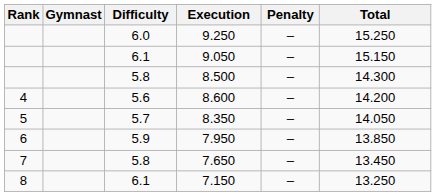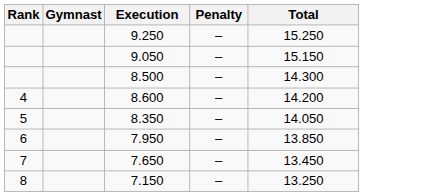- column: (141, 14)
